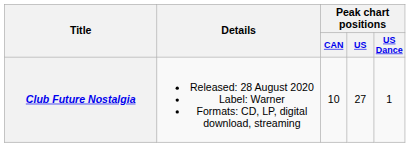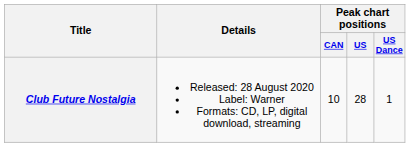(360, 99) 27 -> (360, 99) 28
